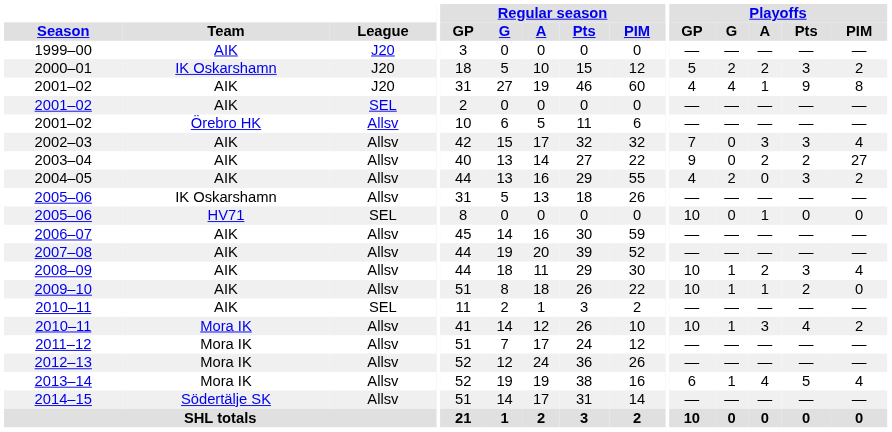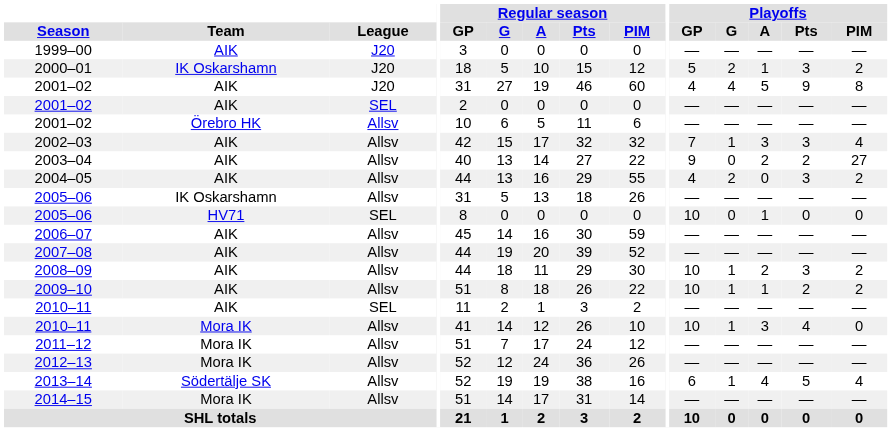(765, 68) 2 -> (765, 68) 1
(765, 86) 1 -> (765, 86) 5
(732, 142) 0 -> (732, 142) 1
(859, 270) 4 -> (859, 270) 2
(859, 289) 0 -> (859, 289) 2
(859, 326) 2 -> (859, 326) 0
(226, 381) Mora IK -> (226, 381) Södertälje SK
(226, 399) Södertälje SK -> (226, 399) Mora IK
